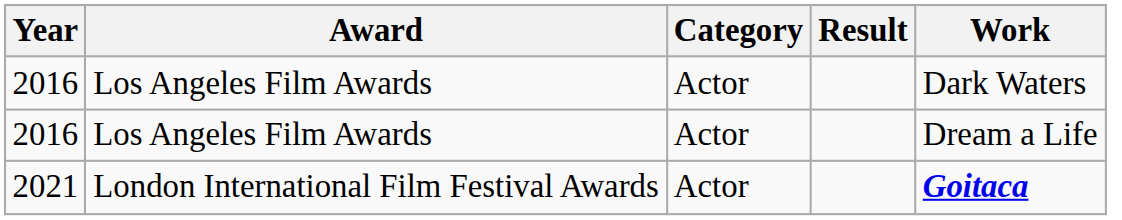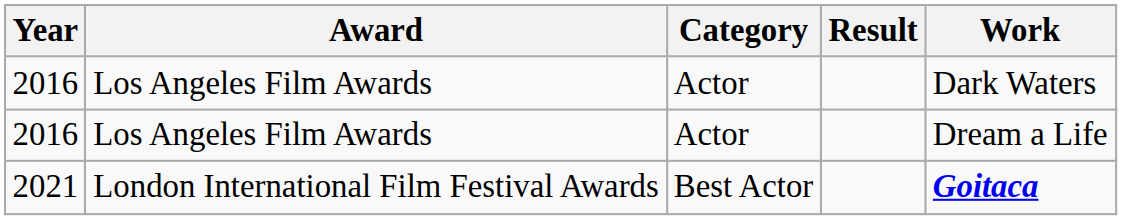(711, 186) Actor -> (744, 186) Best Actor
